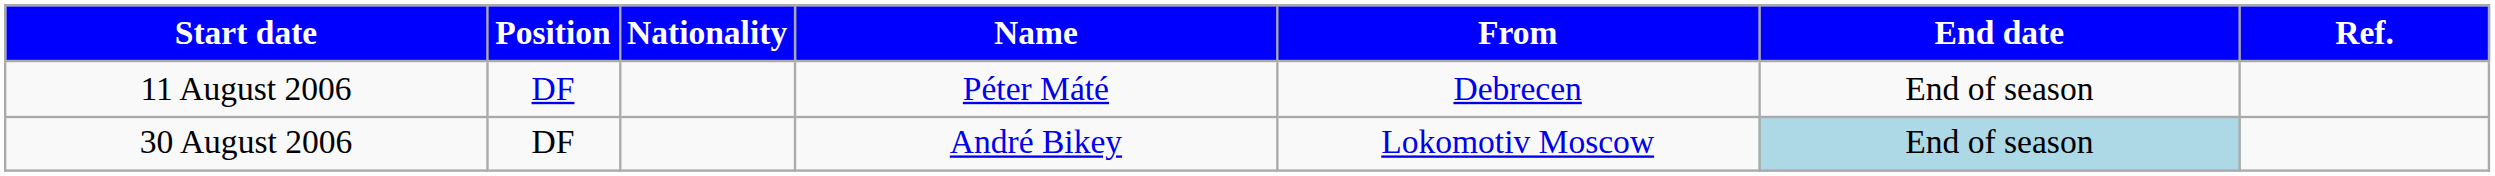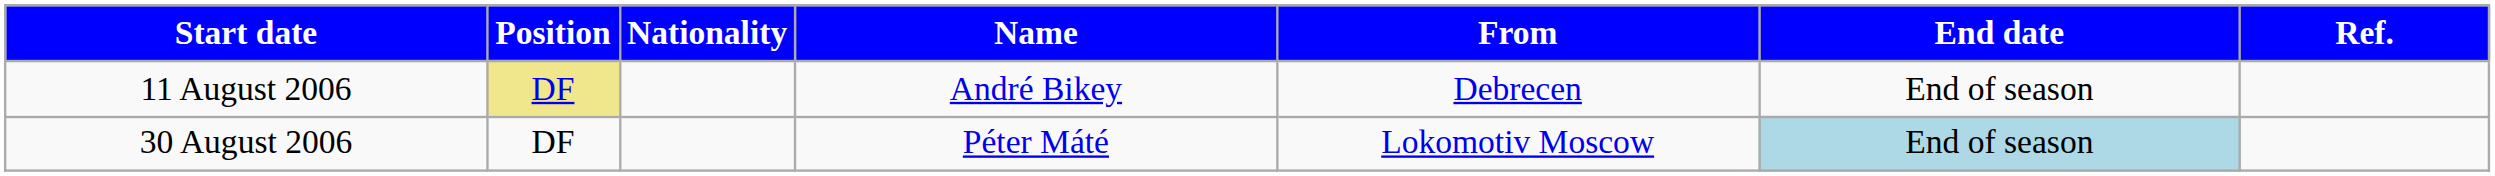(553, 87) no background -> (553, 87) khaki background
(1036, 87) Péter Máté -> (1036, 87) André Bikey
(1036, 143) André Bikey -> (1036, 143) Péter Máté
